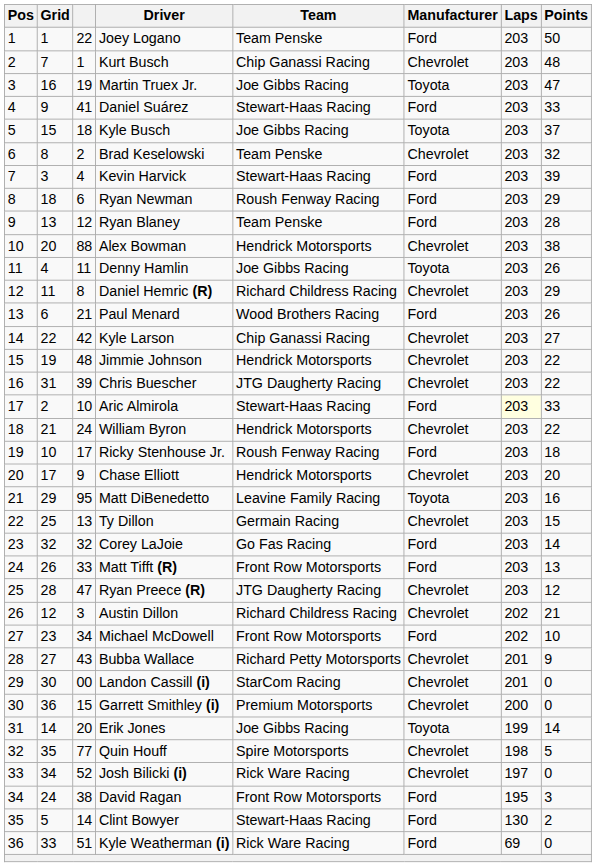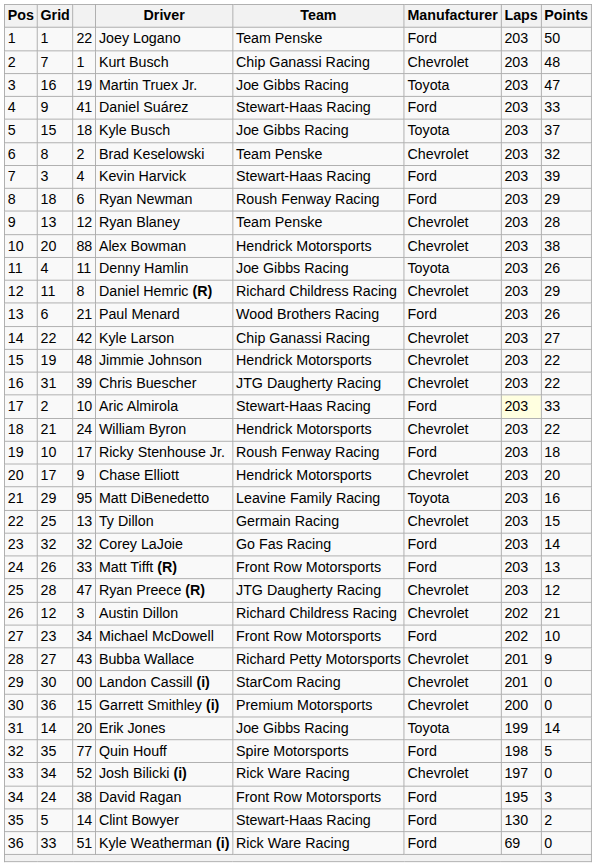(422, 222) Ford -> (438, 222) Chevrolet
(438, 750) Chevrolet -> (422, 750) Ford
